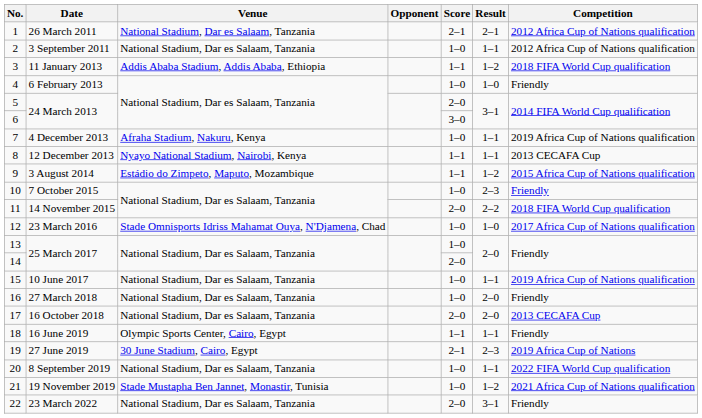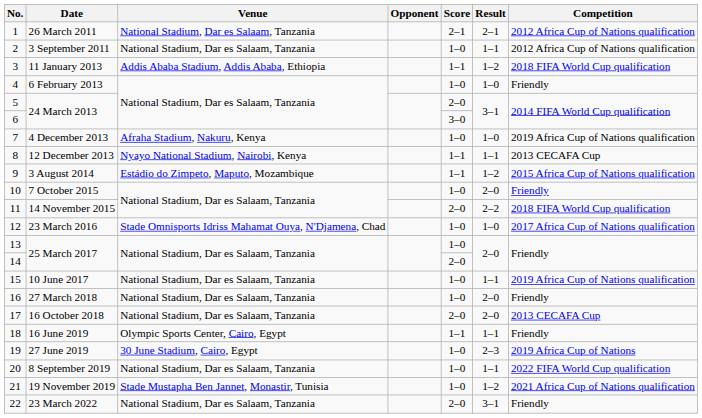(491, 137) 1–1 -> (491, 137) 1–0
(491, 191) 2–3 -> (491, 191) 2–0
(457, 350) 2–1 -> (457, 350) 1–0
